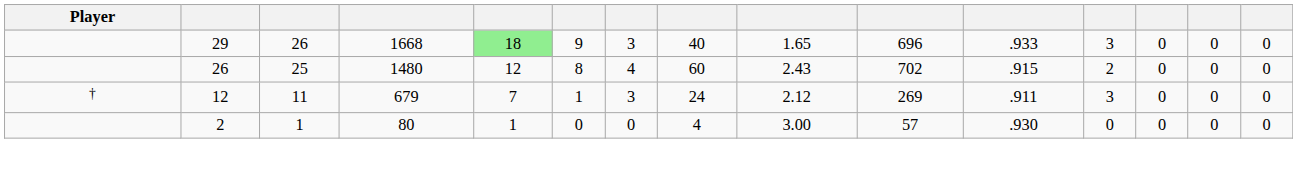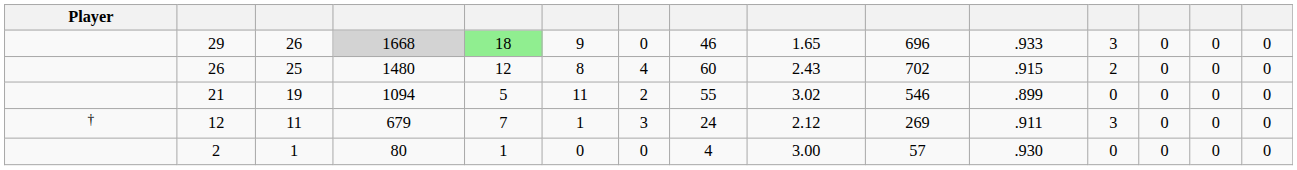(406, 43) no background -> (399, 43) lightgrey background
(631, 43) 3 -> (644, 43) 0
(697, 43) 40 -> (708, 43) 46
+ row: (216, 95)
